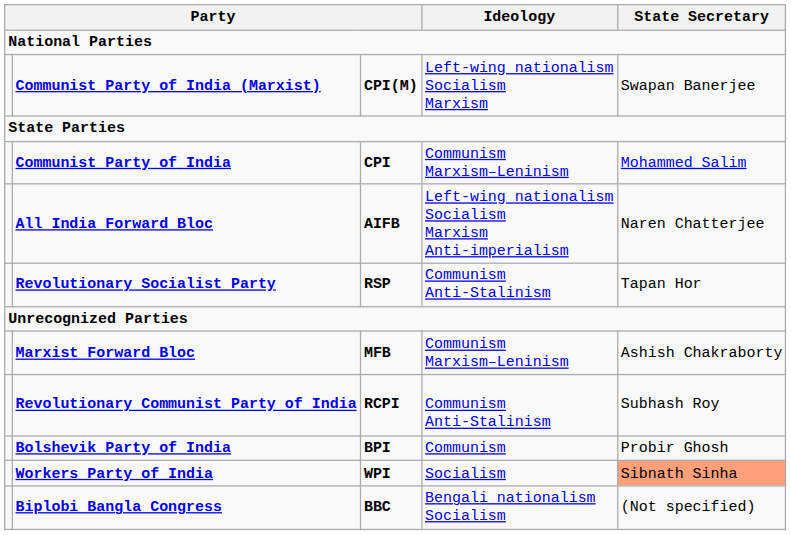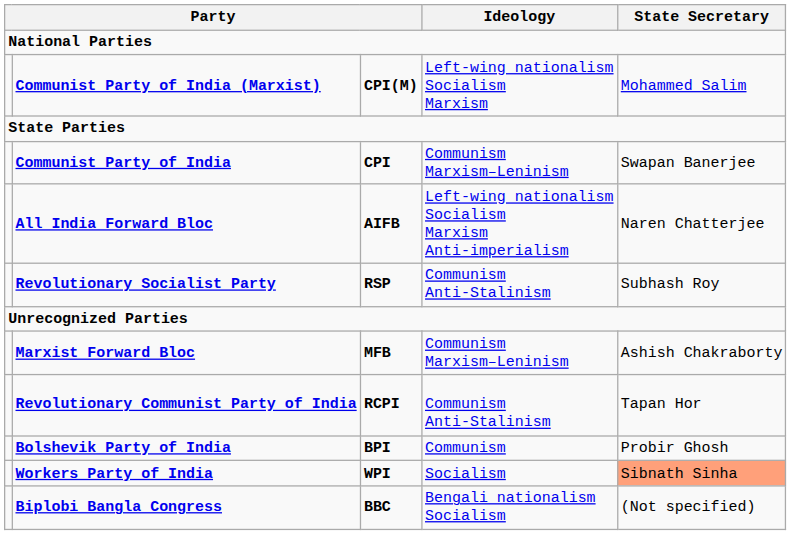(688, 85) Swapan Banerjee -> (684, 85) Mohammed Salim
(684, 162) Mohammed Salim -> (688, 162) Swapan Banerjee
(661, 284) Tapan Hor -> (670, 284) Subhash Roy
(670, 405) Subhash Roy -> (661, 405) Tapan Hor
